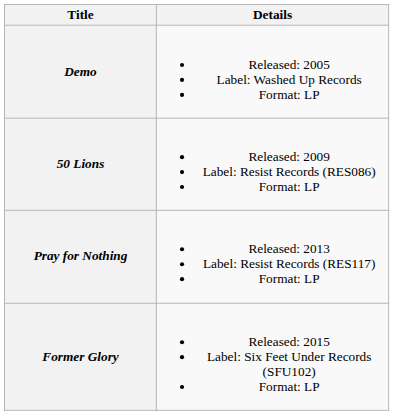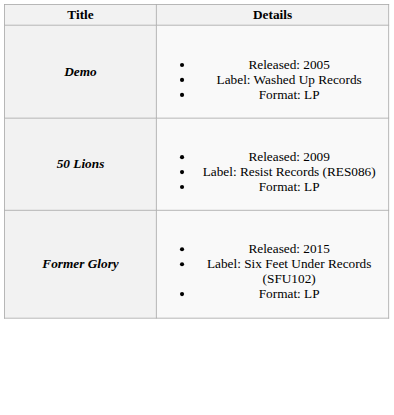- row: (81, 256)
